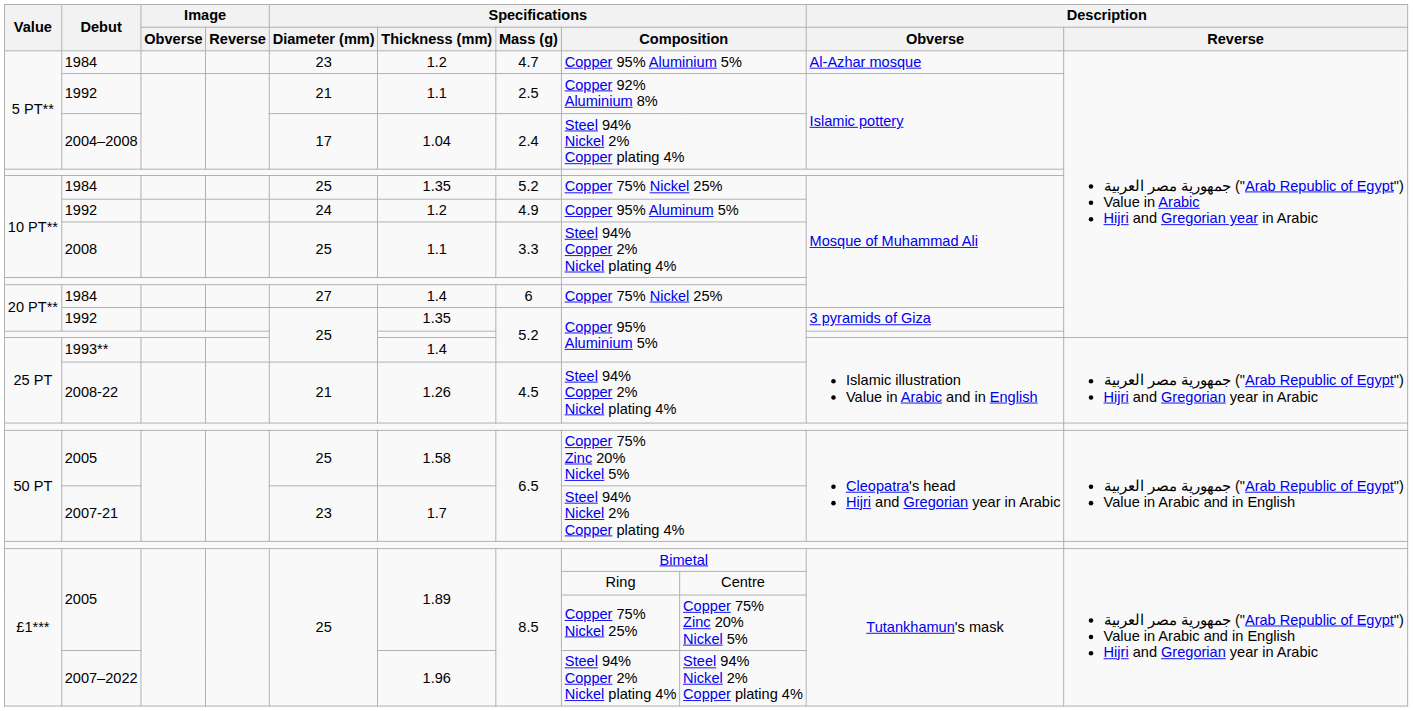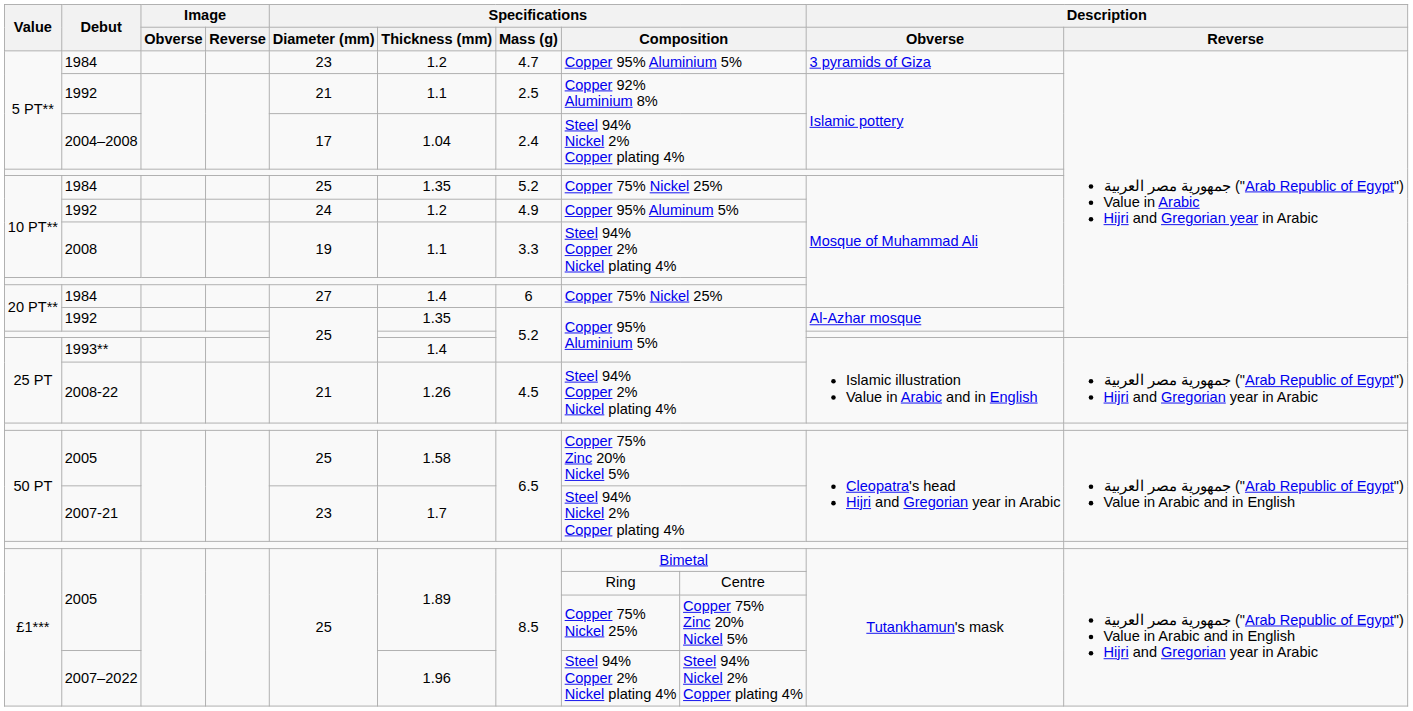(865, 62) Al-Azhar mosque -> (870, 62) 3 pyramids of Giza
(324, 249) 25 -> (324, 249) 19
(870, 319) 3 pyramids of Giza -> (865, 319) Al-Azhar mosque
